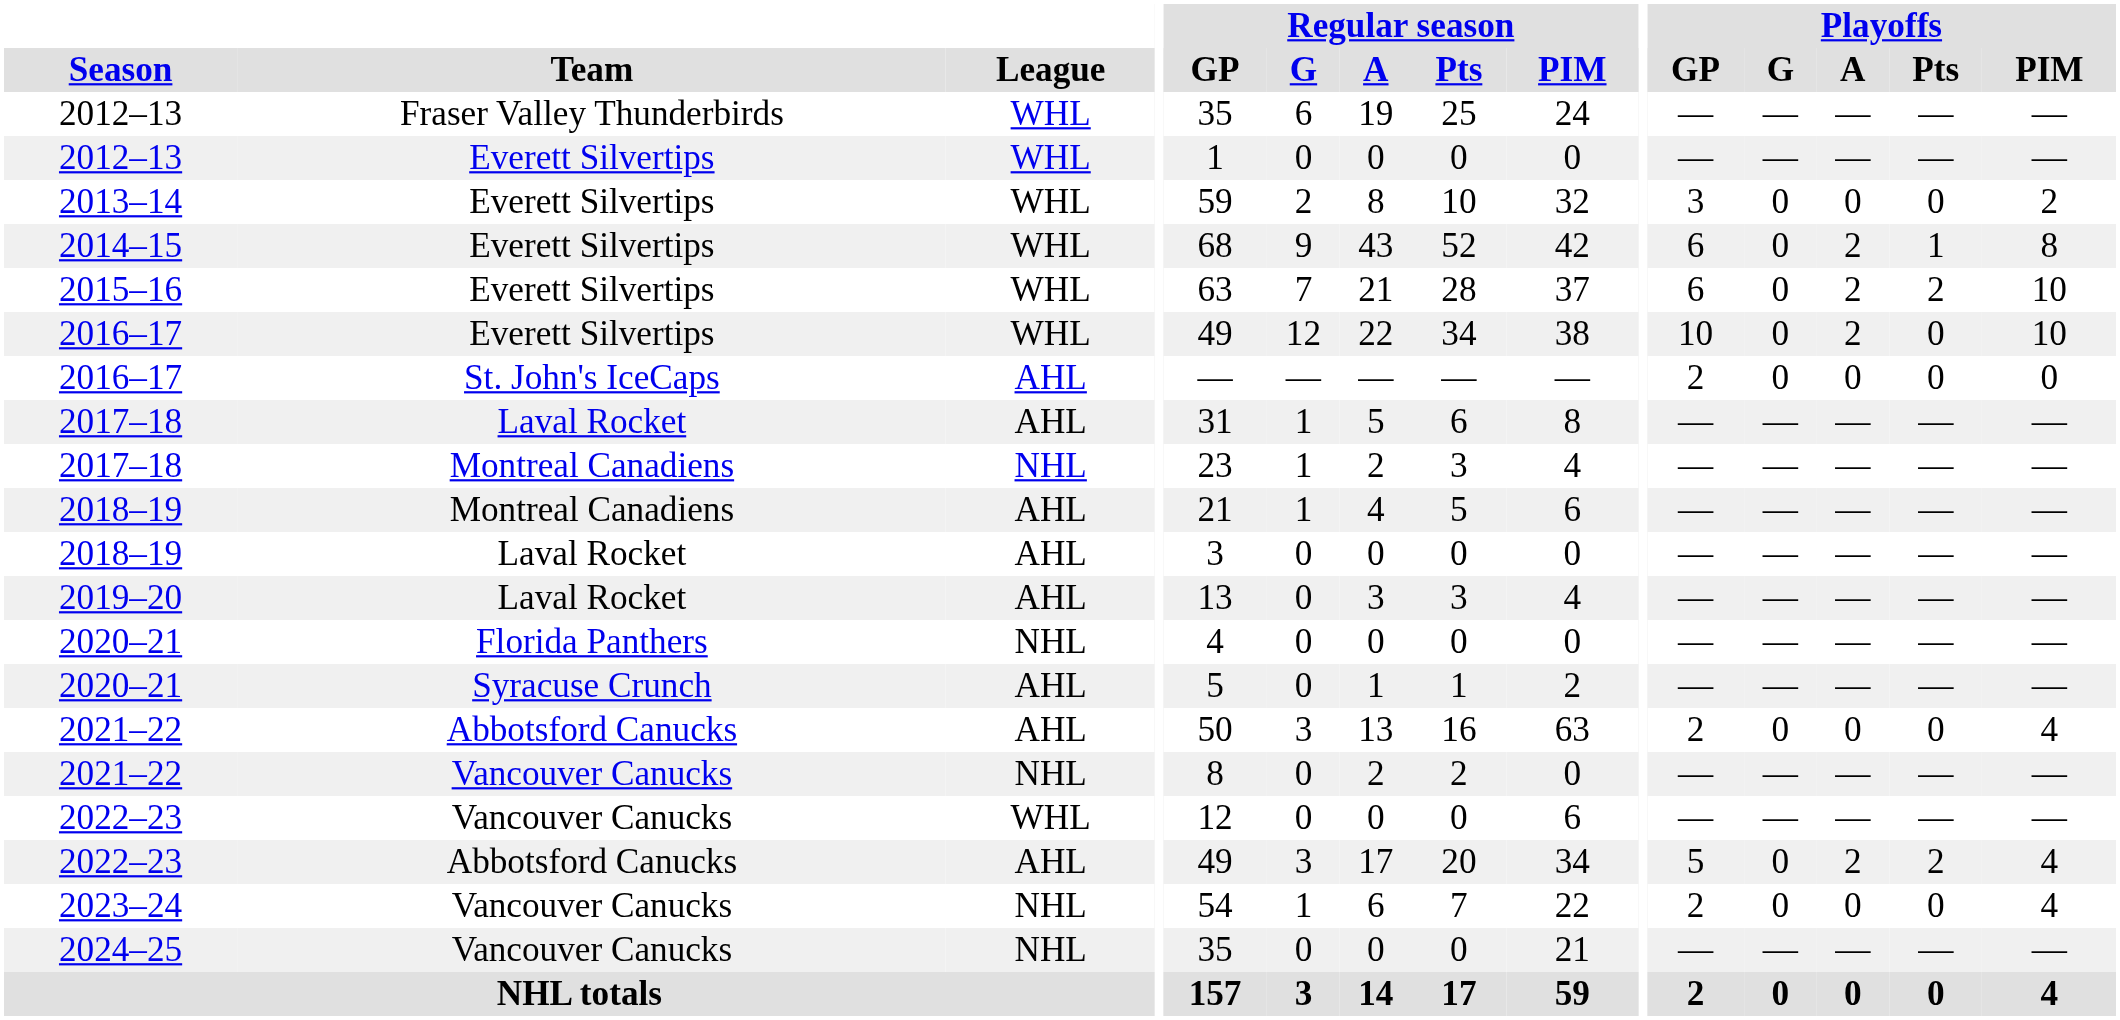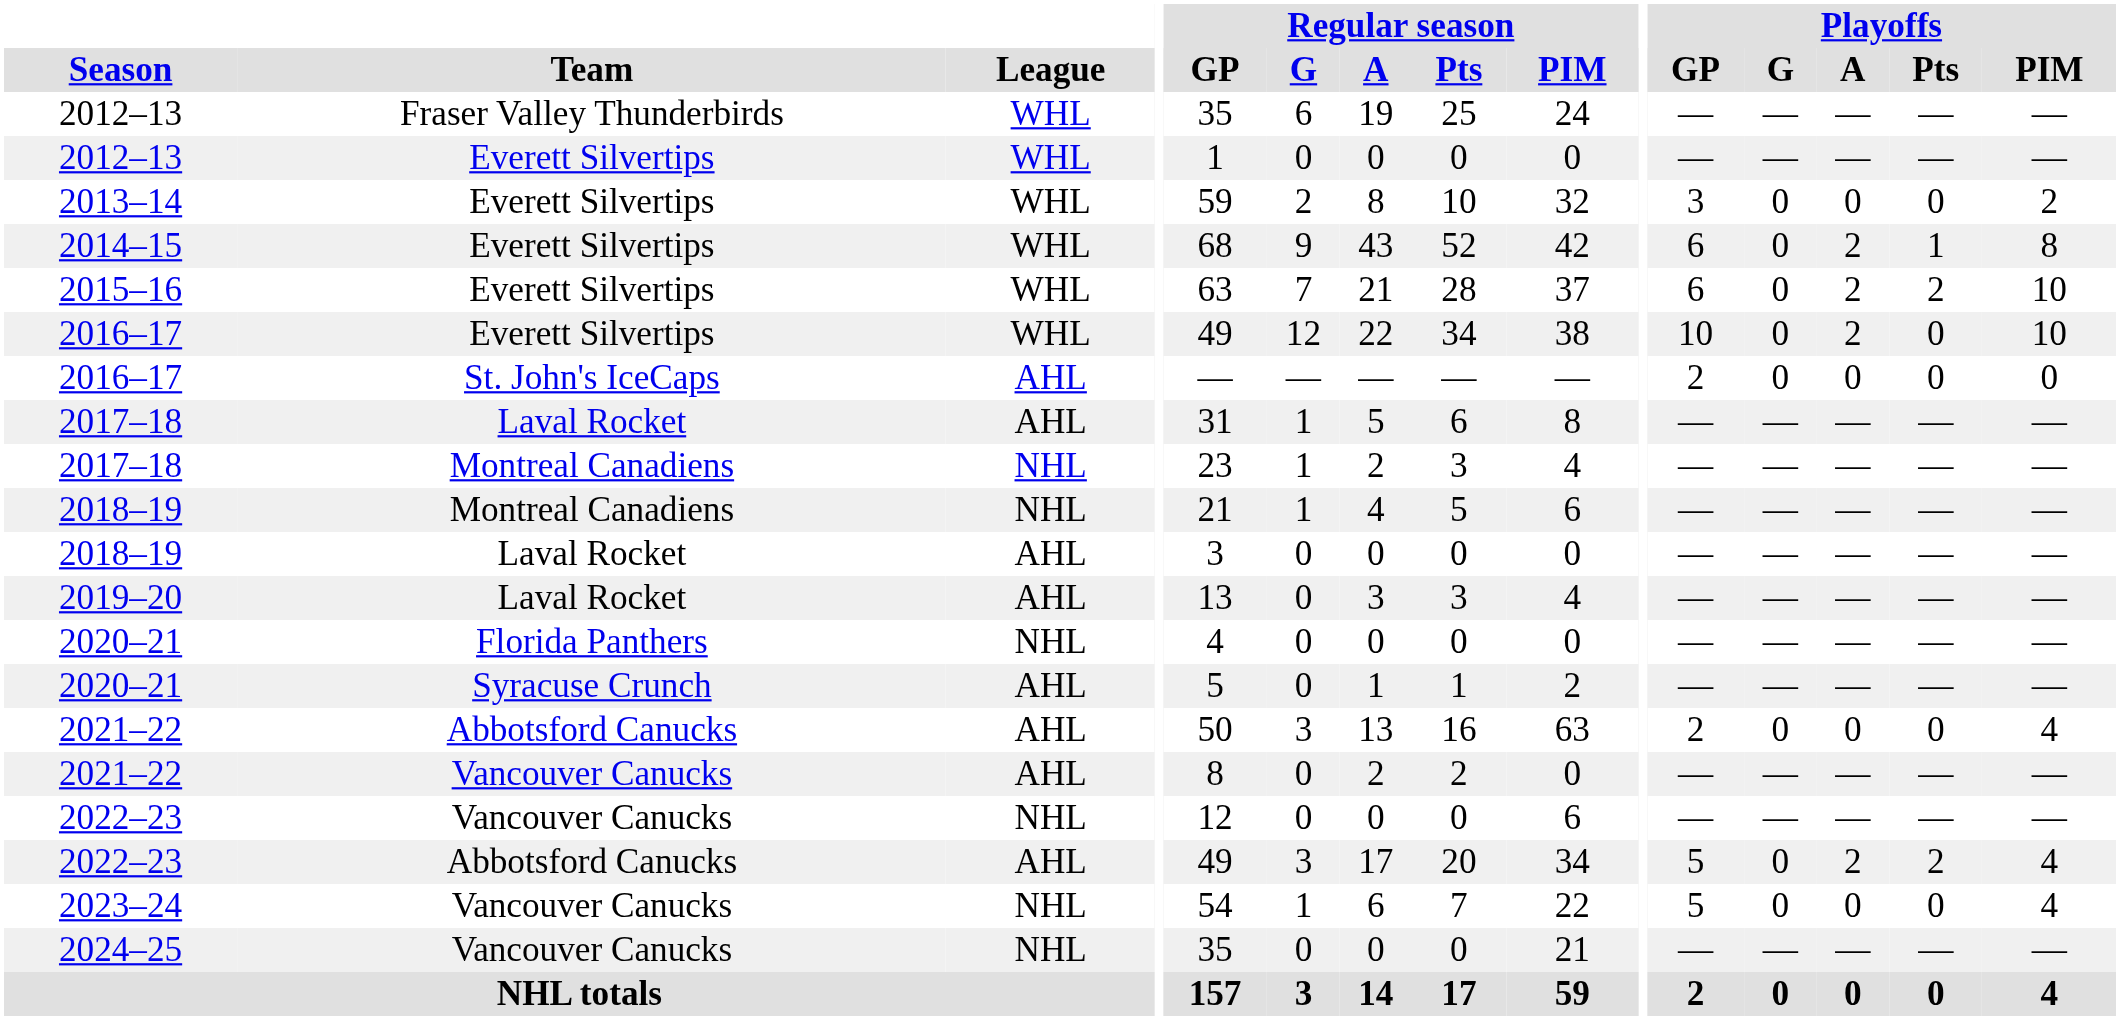(1051, 509) AHL -> (1051, 509) NHL
(1051, 773) NHL -> (1051, 773) AHL
(1051, 817) WHL -> (1051, 817) NHL
(1696, 905) 2 -> (1696, 905) 5
